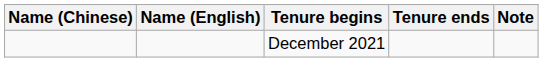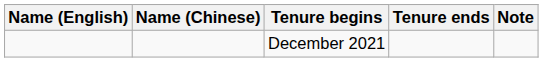columns swapped: (200, 17) <-> (71, 17)
